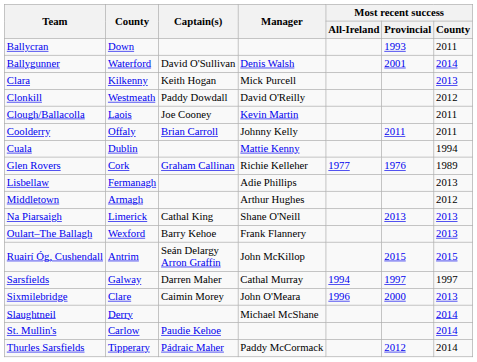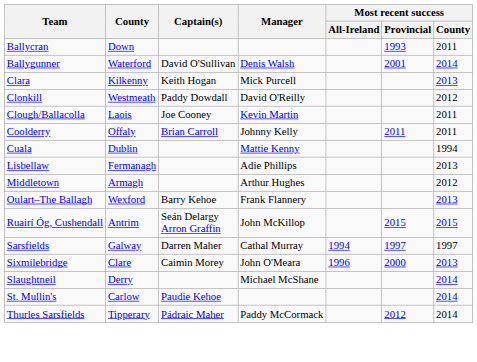- row: (34, 166)
- row: (34, 217)
